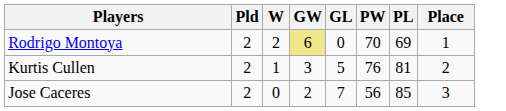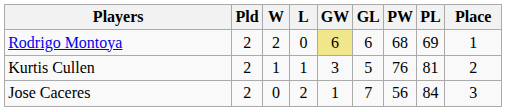+ column: (303, 17)
(341, 42) 0 -> (368, 42) 6
(373, 42) 70 -> (400, 42) 68
(308, 93) 2 -> (335, 93) 1
(403, 93) 85 -> (431, 93) 84
